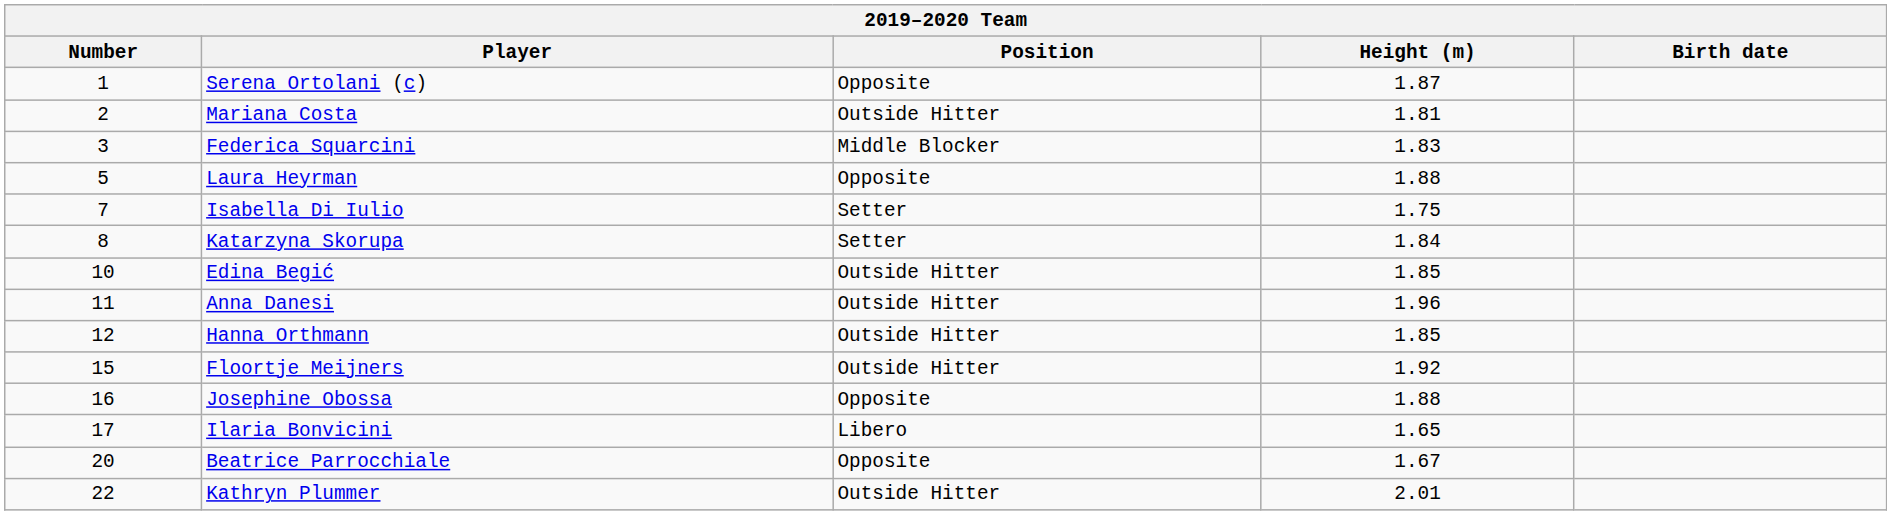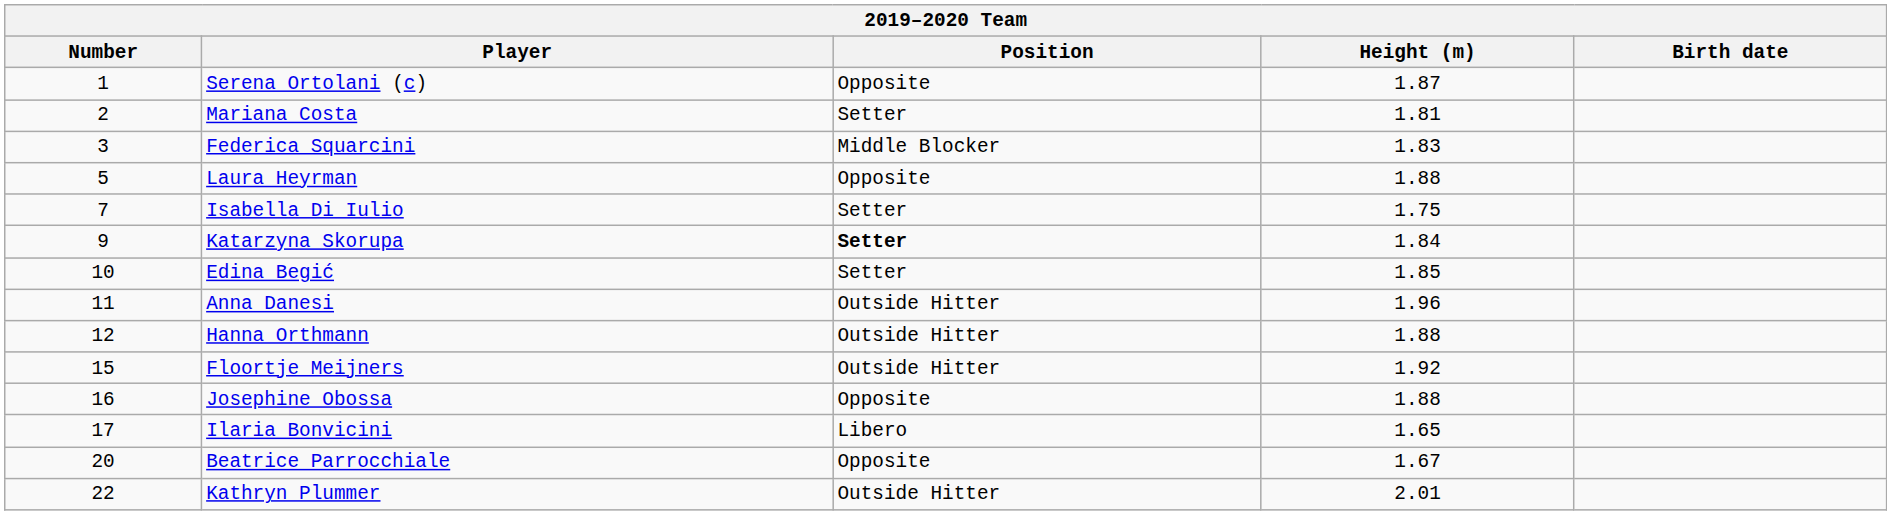(919, 115) Outside Hitter -> (872, 115) Setter
(103, 242) 8 -> (103, 242) 9
(872, 242) normal -> (872, 242) bold
(919, 273) Outside Hitter -> (872, 273) Setter
(1418, 336) 1.85 -> (1418, 336) 1.88
